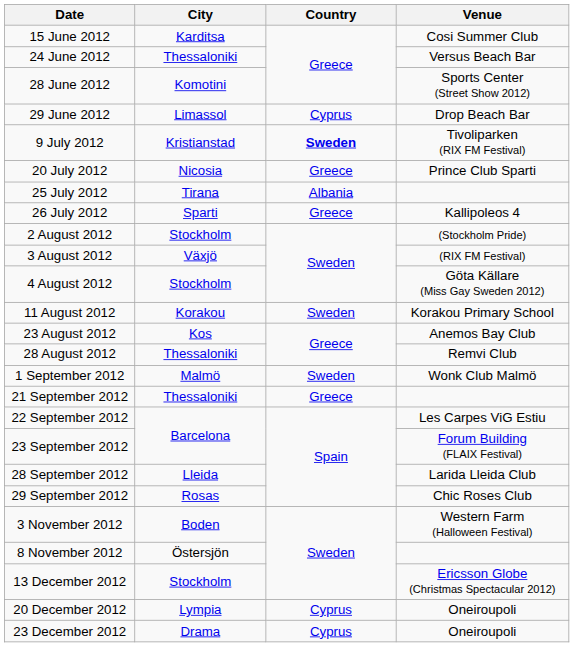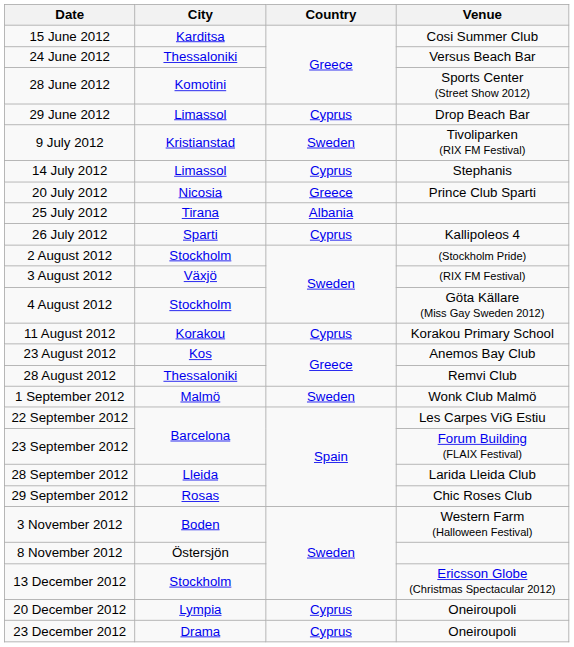(331, 142) bold -> (331, 142) normal
+ row: (70, 171)
(331, 213) Greece -> (331, 234) Cyprus
(331, 312) Sweden -> (331, 333) Cyprus
- row: (70, 396)
